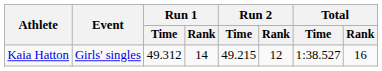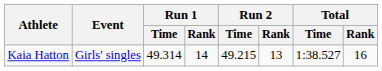(164, 56) 49.312 -> (164, 56) 49.314
(276, 56) 12 -> (276, 56) 13
